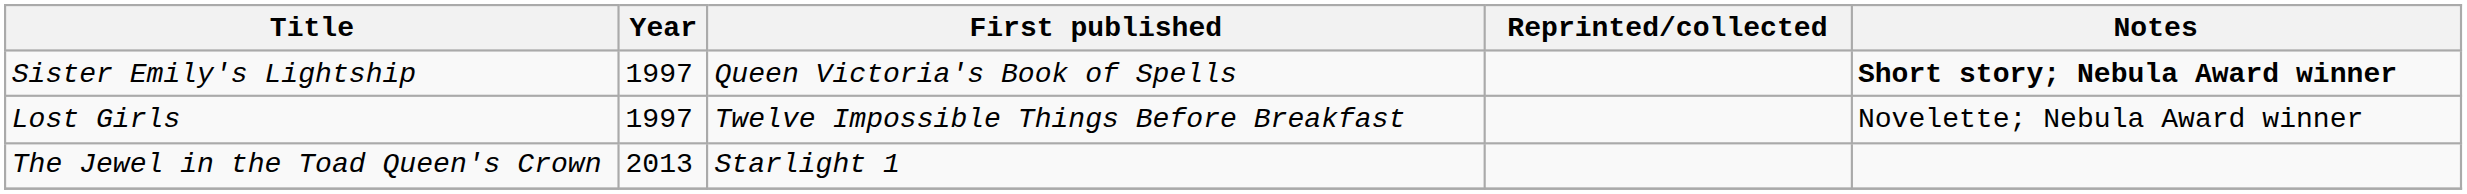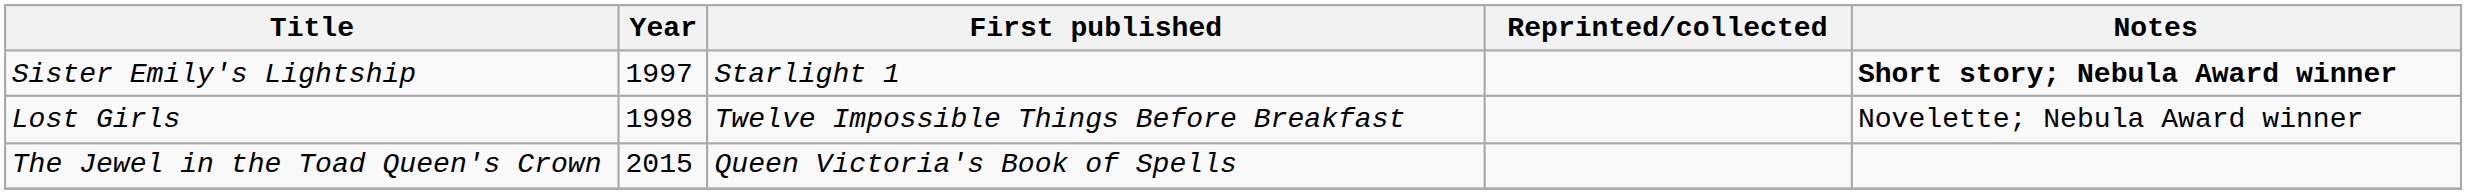(976, 74) Queen Victoria's Book of Spells -> (807, 74) Starlight 1
(659, 119) 1997 -> (659, 119) 1998
(659, 165) 2013 -> (659, 165) 2015
(807, 165) Starlight 1 -> (976, 165) Queen Victoria's Book of Spells
